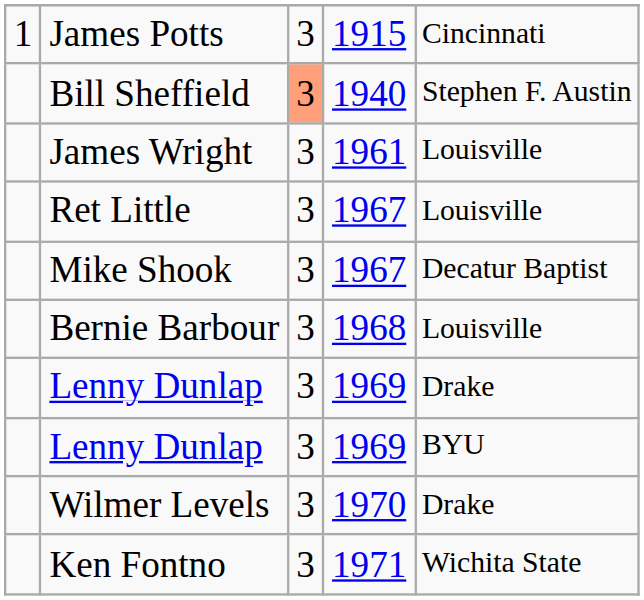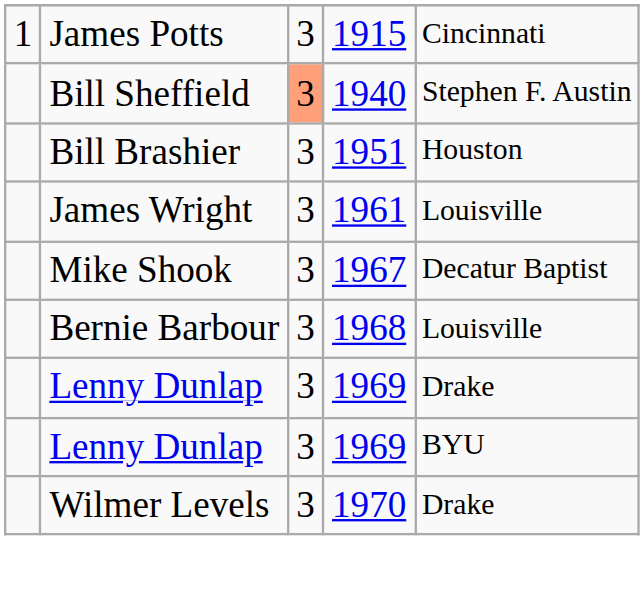+ row: (145, 151)
- row: (120, 210)
- row: (138, 563)
